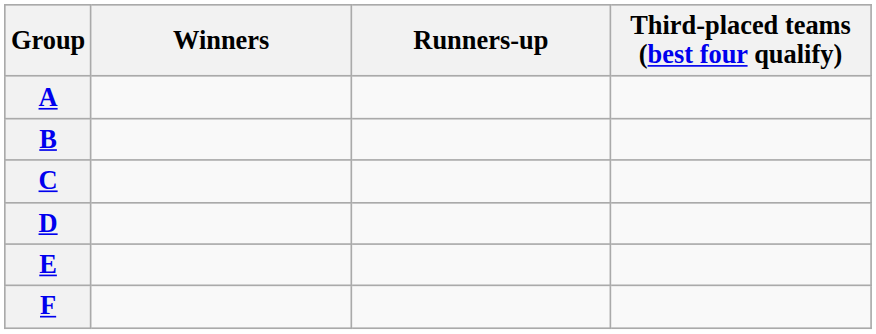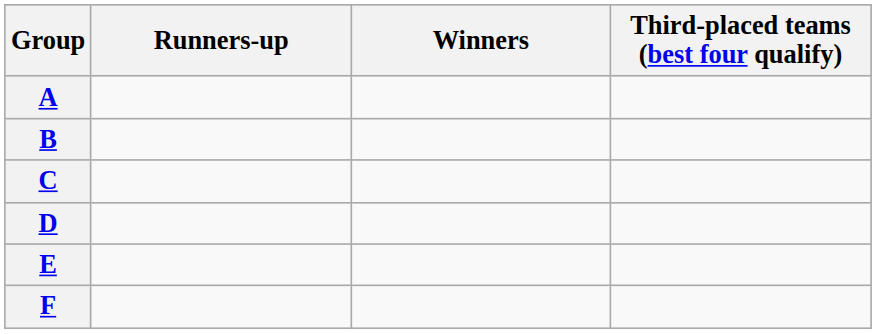columns swapped: (221, 40) <-> (481, 40)
